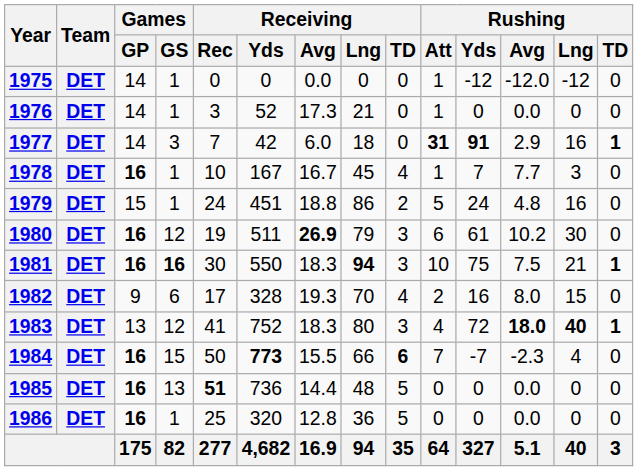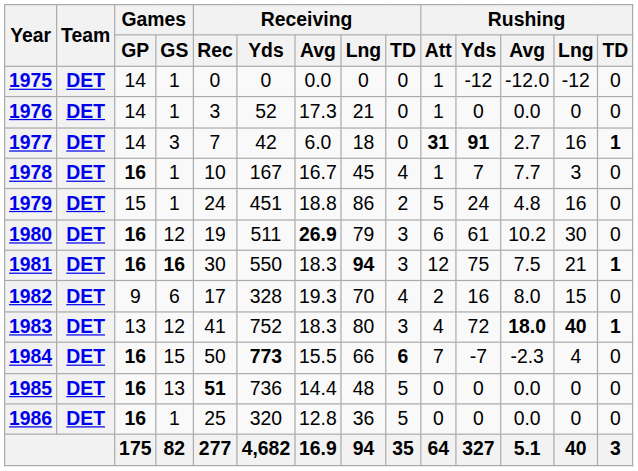(527, 142) 2.9 -> (527, 142) 2.7
(438, 265) 10 -> (438, 265) 12
